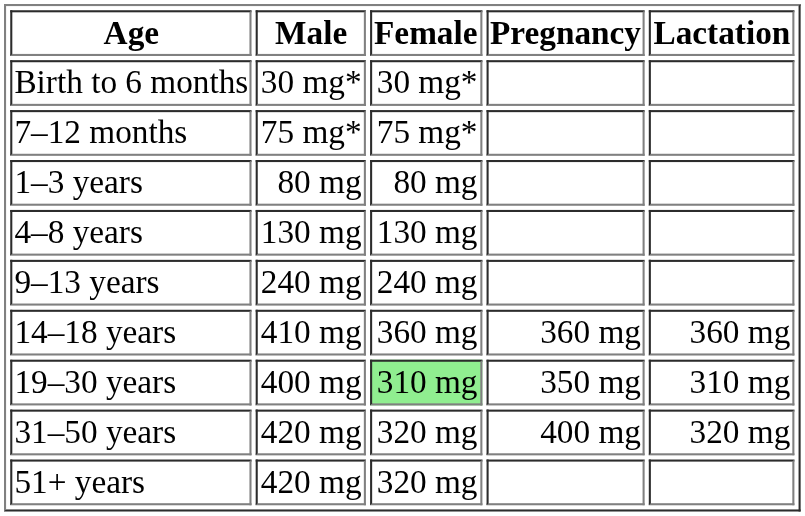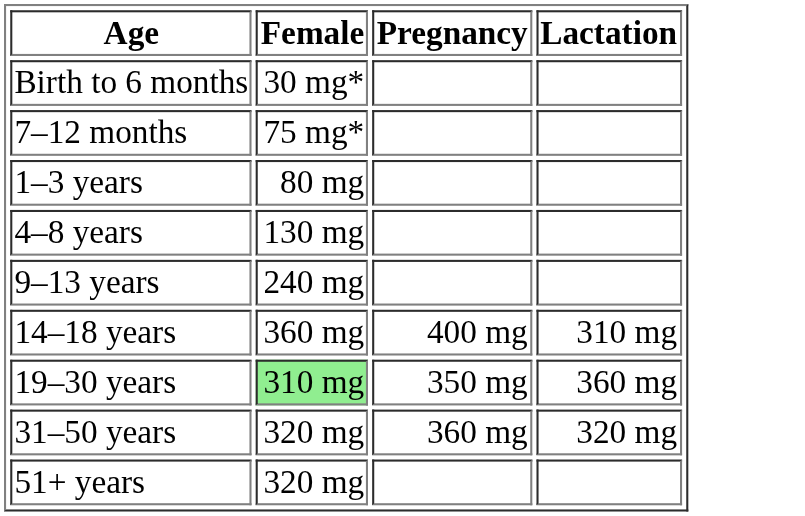- column: (311, 32)
(591, 332) 360 mg -> (477, 332) 400 mg
(740, 332) 360 mg -> (627, 332) 310 mg
(740, 382) 310 mg -> (627, 382) 360 mg
(591, 431) 400 mg -> (477, 431) 360 mg
